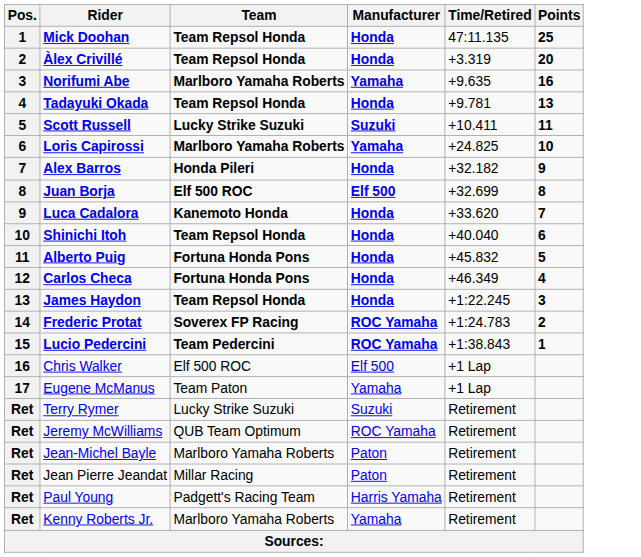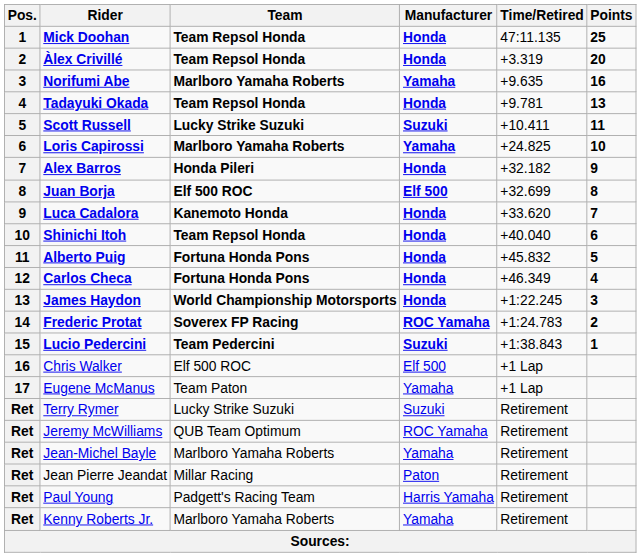(239, 300) Team Repsol Honda -> (285, 300) World Championship Motorsports
(394, 344) ROC Yamaha -> (425, 344) Suzuki
(369, 454) Paton -> (428, 454) Yamaha
